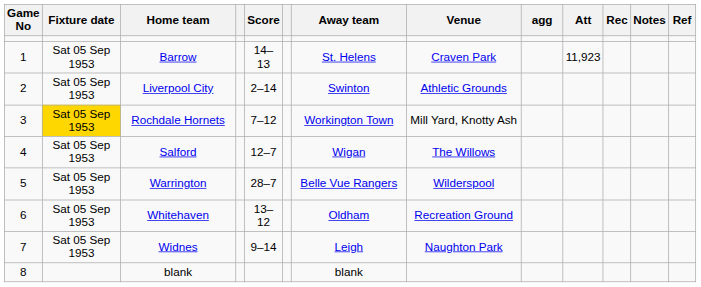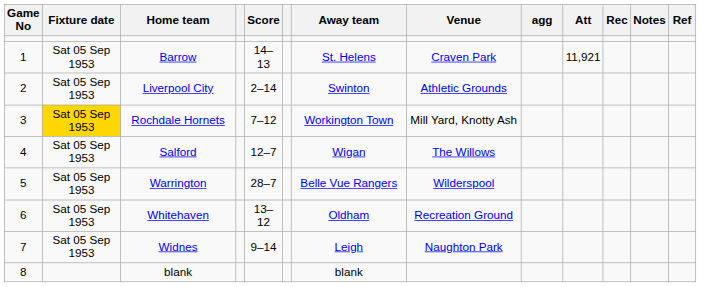(583, 57) 11,923 -> (583, 57) 11,921
